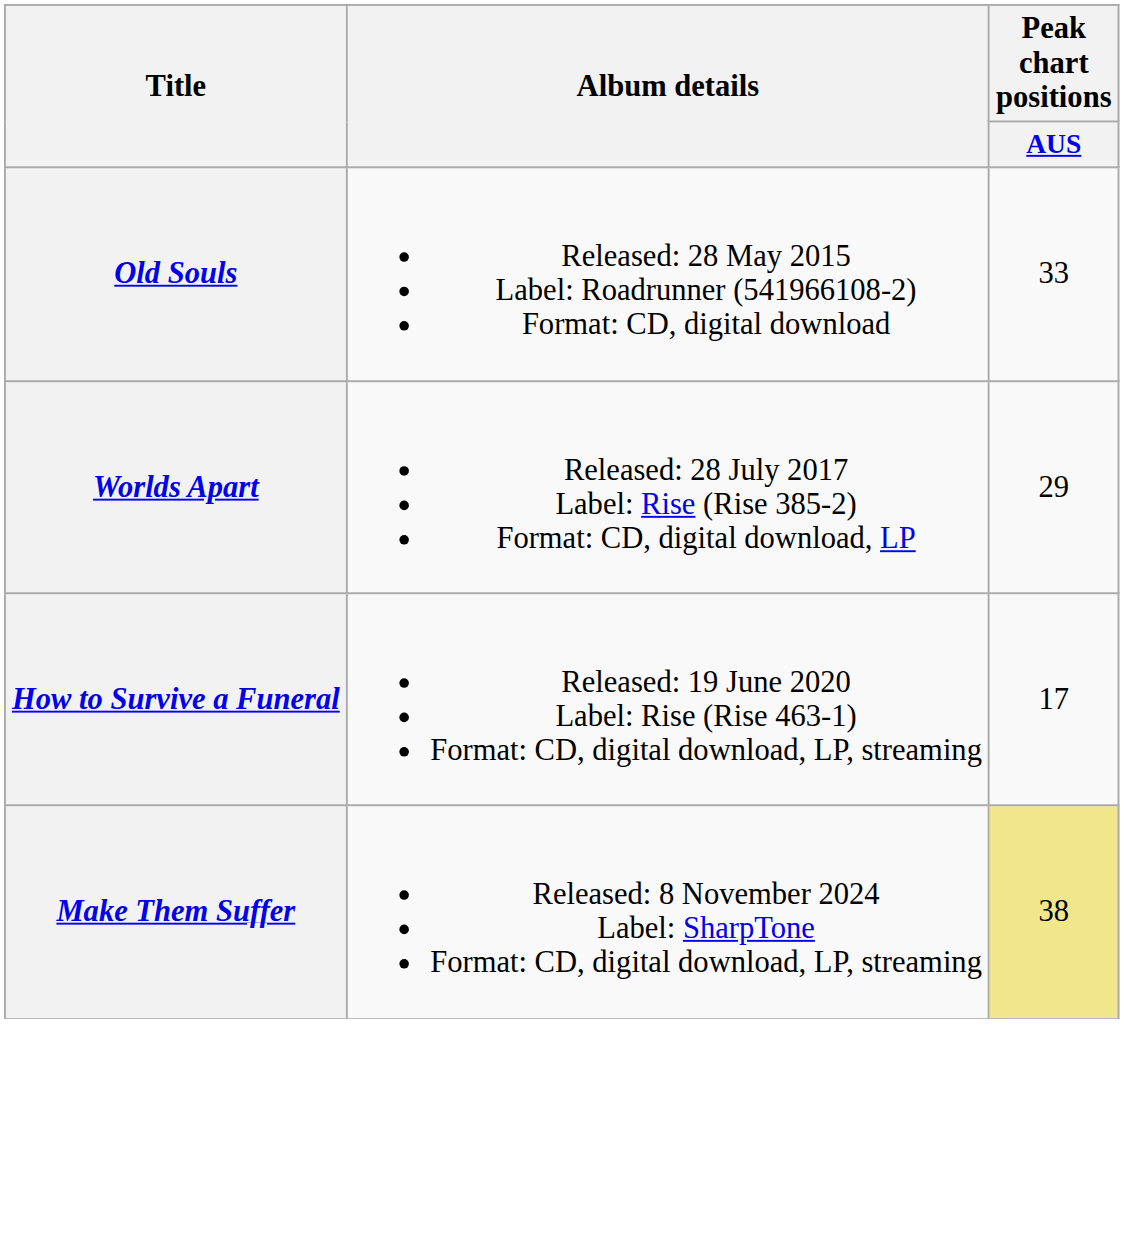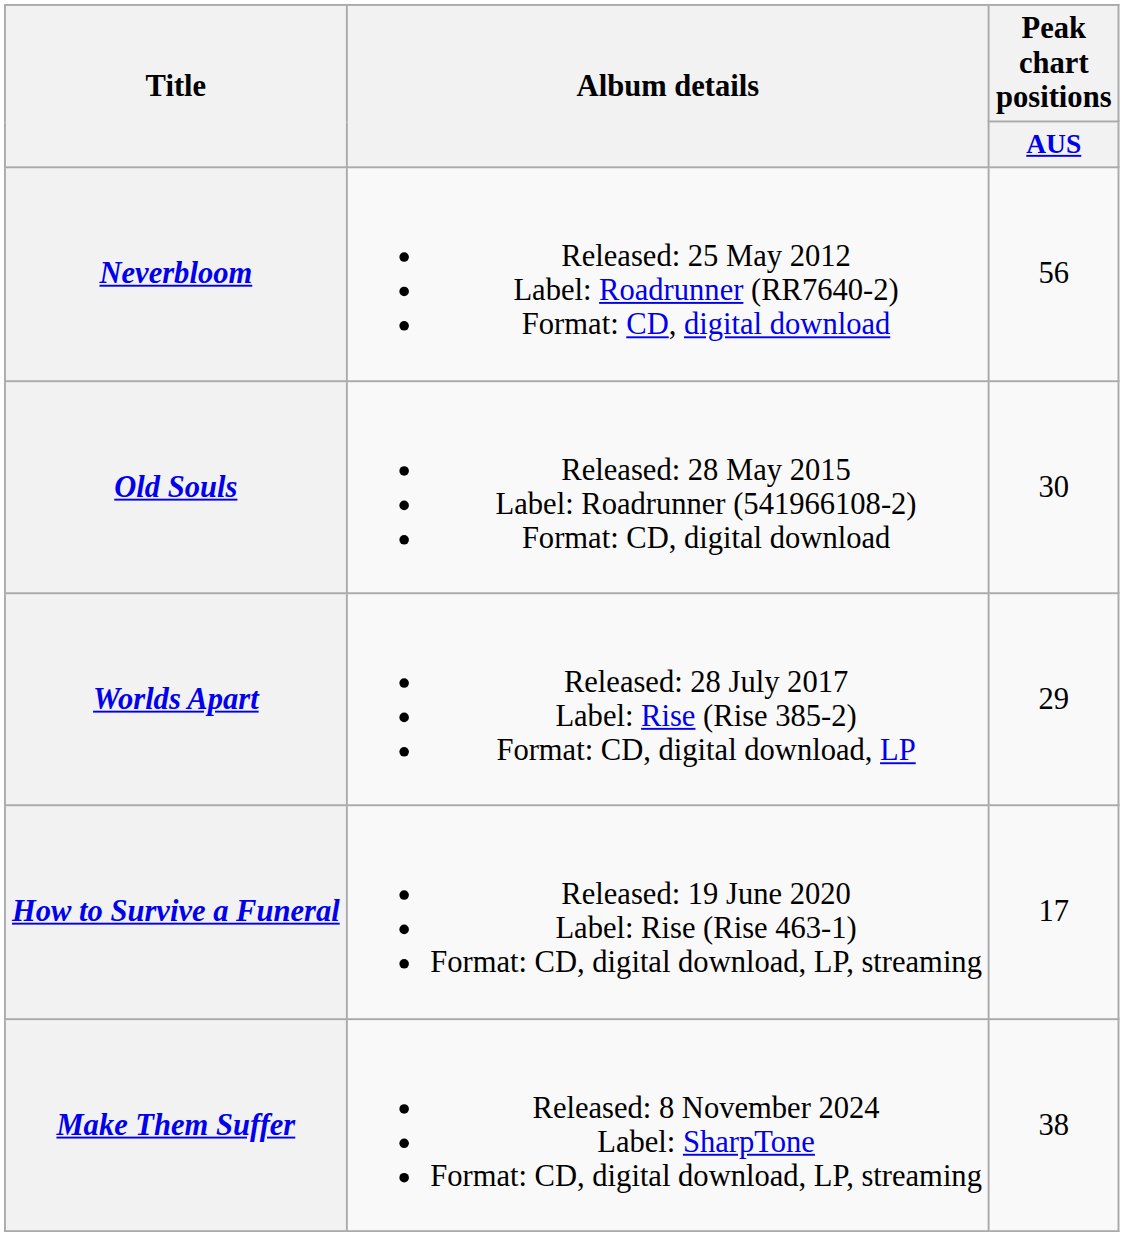+ row: (176, 273)
(1054, 273) 33 -> (1054, 486) 30
(1054, 911) khaki background -> (1054, 1124) no background
